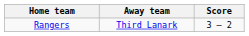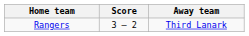columns swapped: (219, 11) <-> (147, 11)
